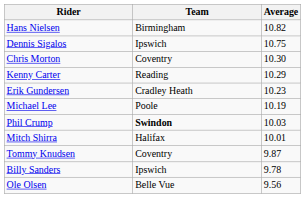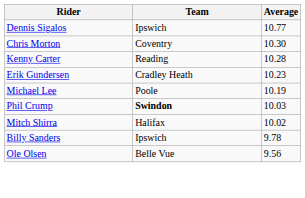- row: (33, 28)
(275, 43) 10.75 -> (275, 28) 10.77
(275, 75) 10.29 -> (275, 59) 10.28
(275, 138) 10.01 -> (275, 122) 10.02
- row: (41, 153)
